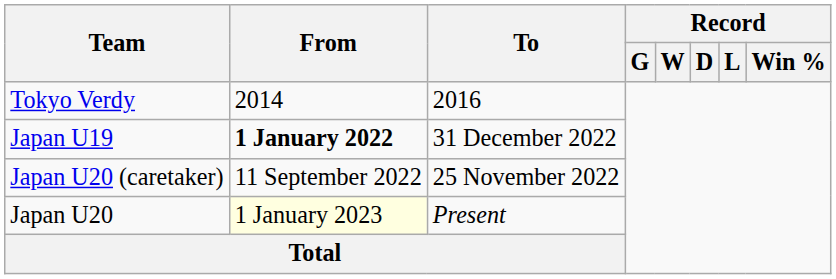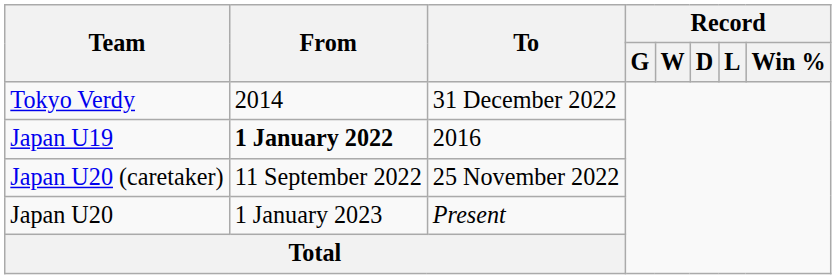(457, 100) 2016 -> (525, 100) 31 December 2022
(525, 138) 31 December 2022 -> (457, 138) 2016
(309, 215) lightyellow background -> (309, 215) no background
